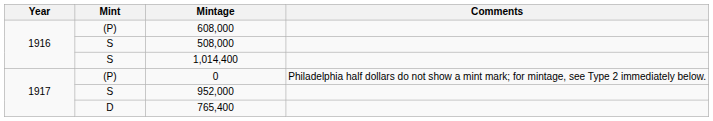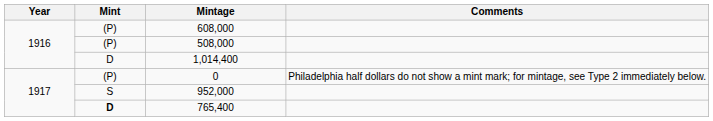(110, 44) S -> (110, 44) (P)
(110, 60) S -> (110, 60) D
(110, 108) normal -> (110, 108) bold
